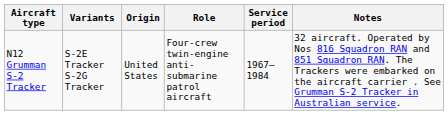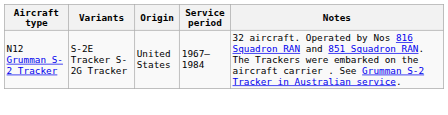- column: (204, 17)
